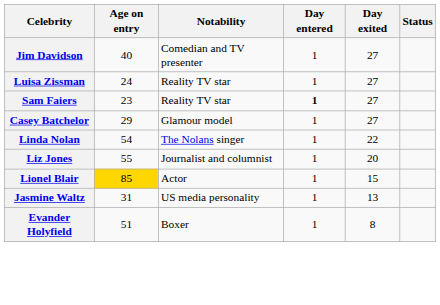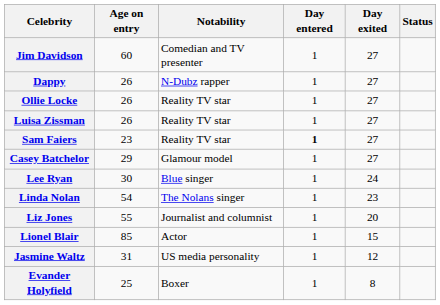(126, 54) 40 -> (126, 54) 60
+ row: (49, 81)
+ row: (49, 100)
(126, 81) 24 -> (126, 120) 26
+ row: (49, 178)
(373, 139) 22 -> (373, 198) 23
(126, 178) gold background -> (126, 236) no background
(373, 198) 13 -> (373, 256) 12
(126, 224) 51 -> (126, 282) 25
